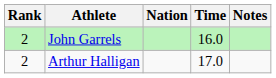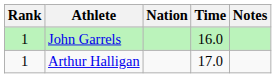(25, 38) 2 -> (25, 38) 1
(25, 61) 2 -> (25, 61) 1
